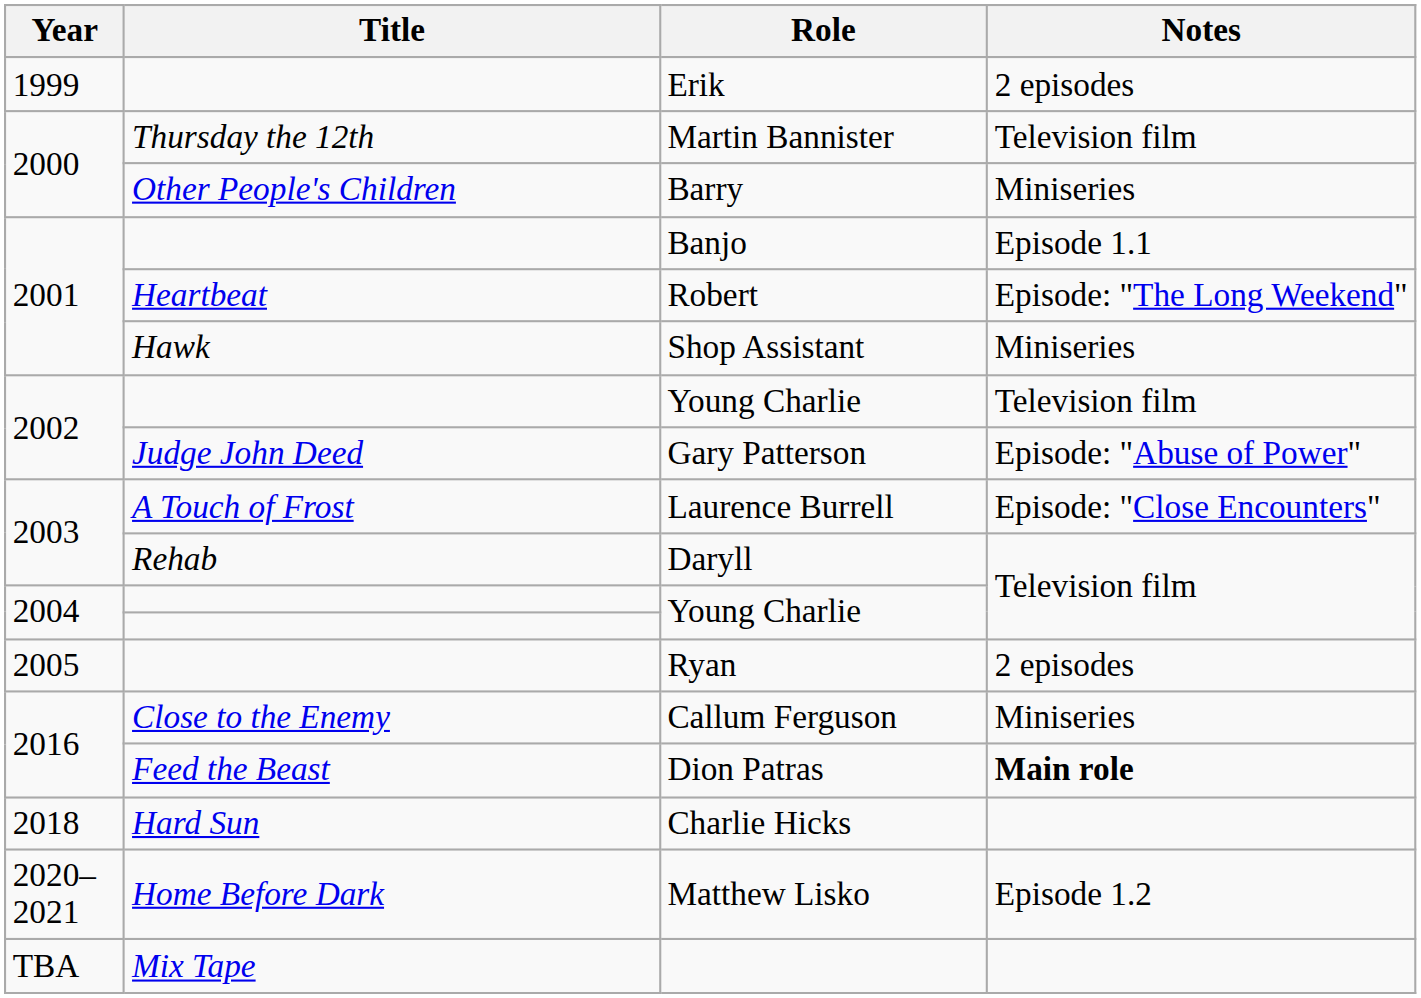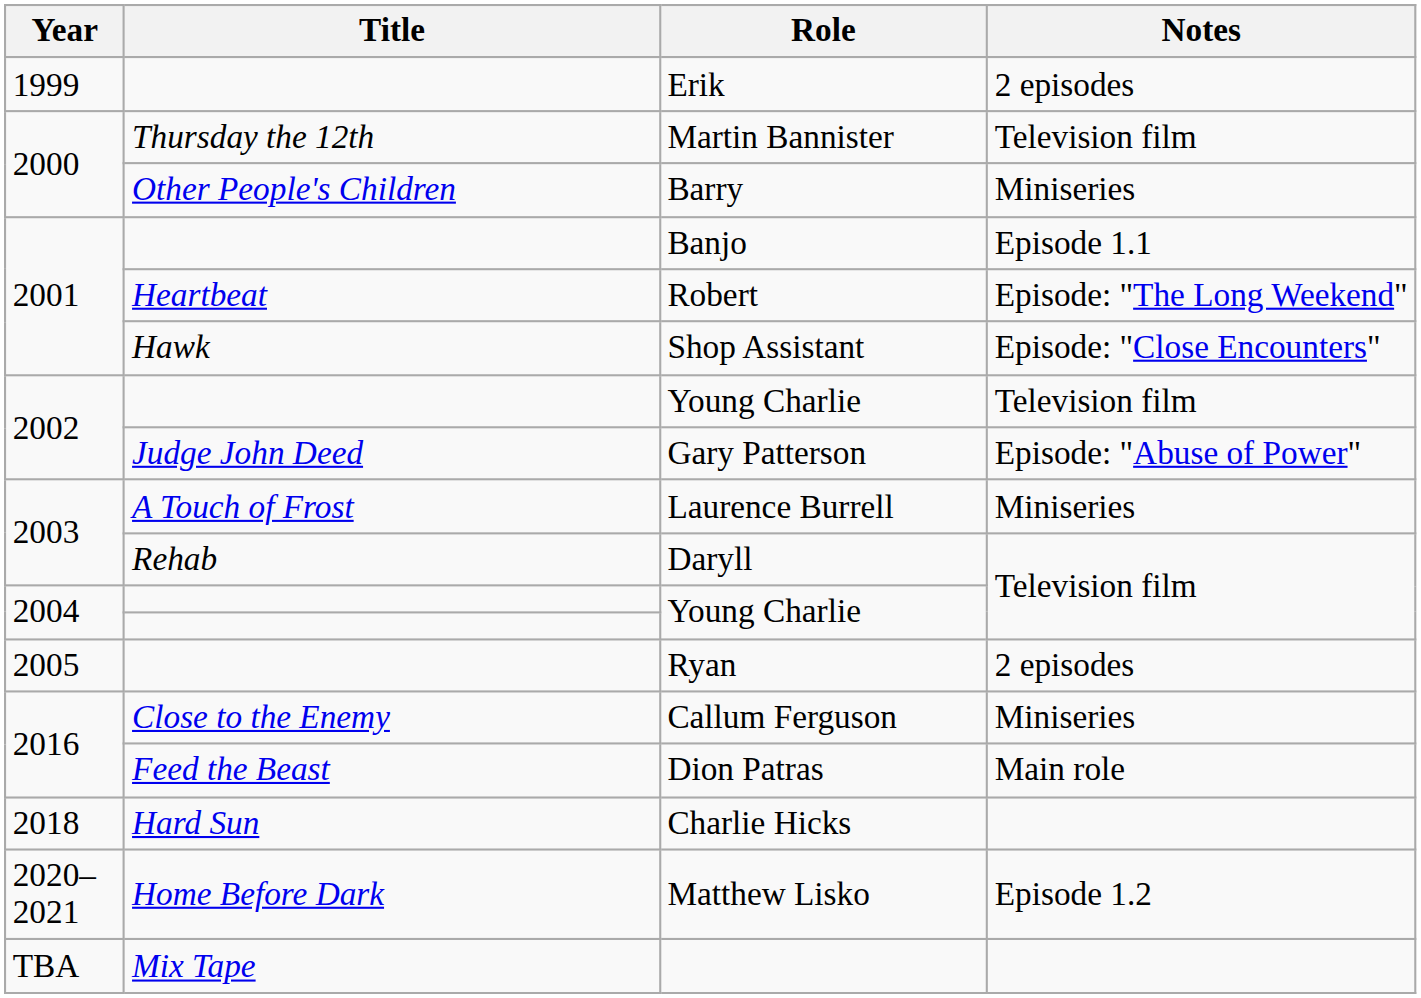(1065, 347) Miniseries -> (1188, 347) Episode: "Close Encounters"
(1188, 505) Episode: "Close Encounters" -> (1065, 505) Miniseries
(1064, 769) bold -> (1060, 769) normal
